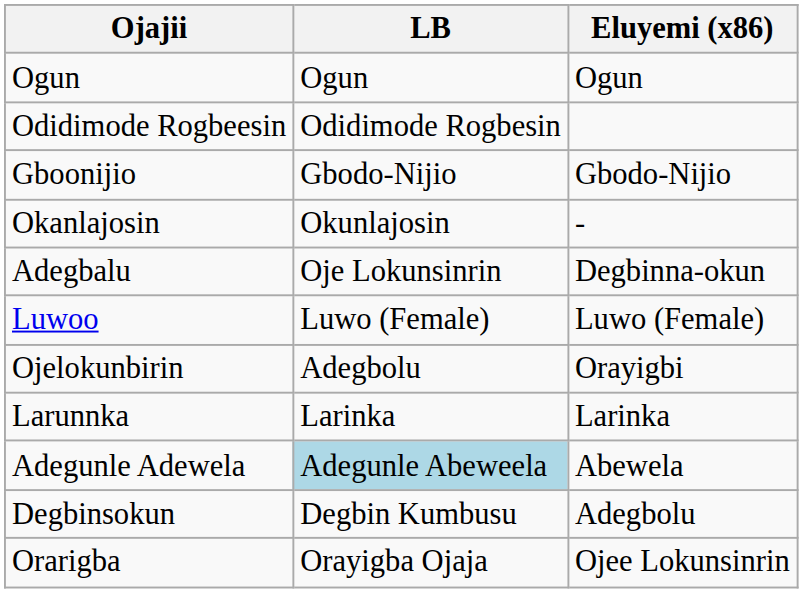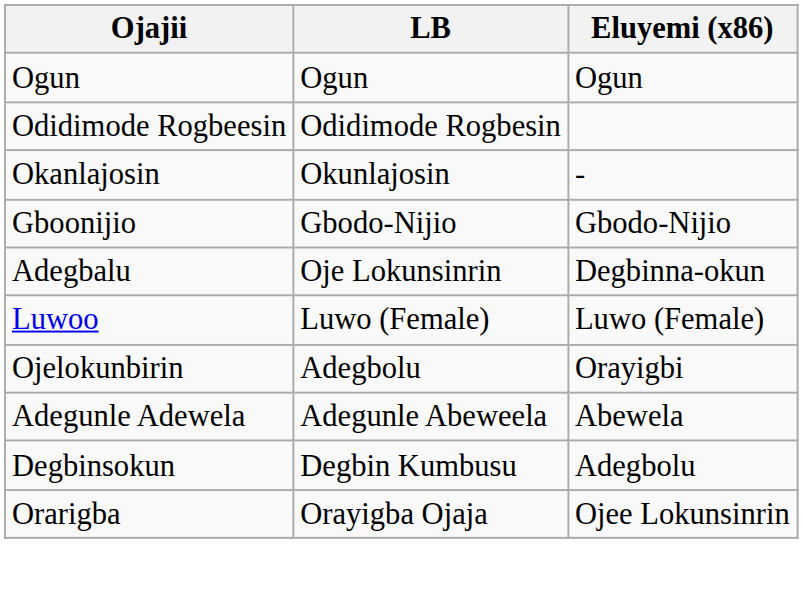rows swapped: (74, 174) <-> (86, 222)
- row: (71, 416)
(424, 464) lightblue background -> (424, 416) no background
